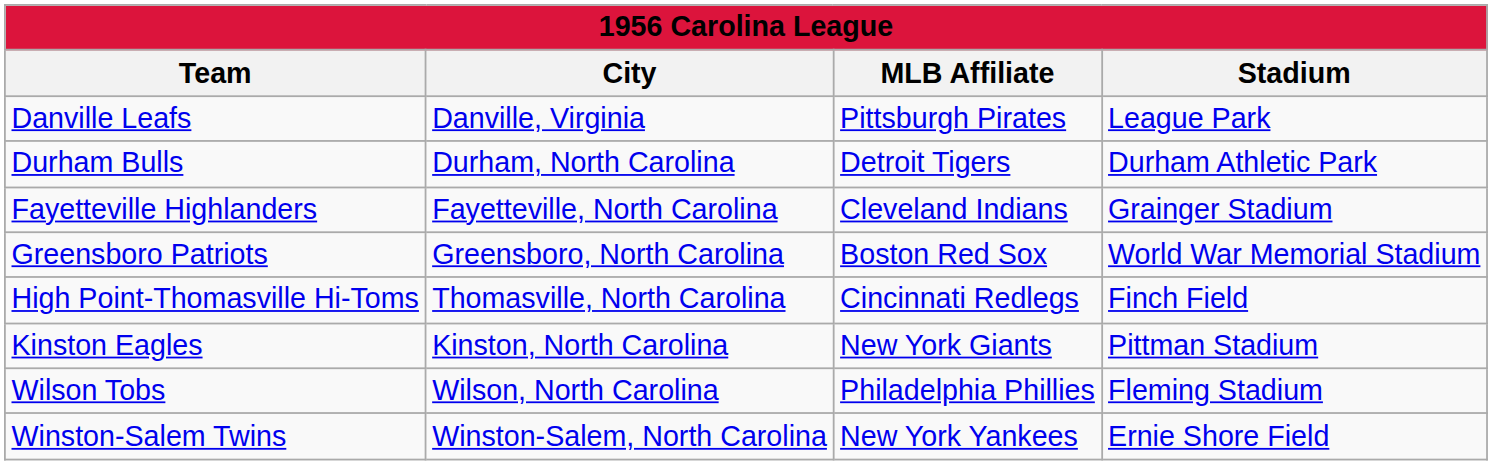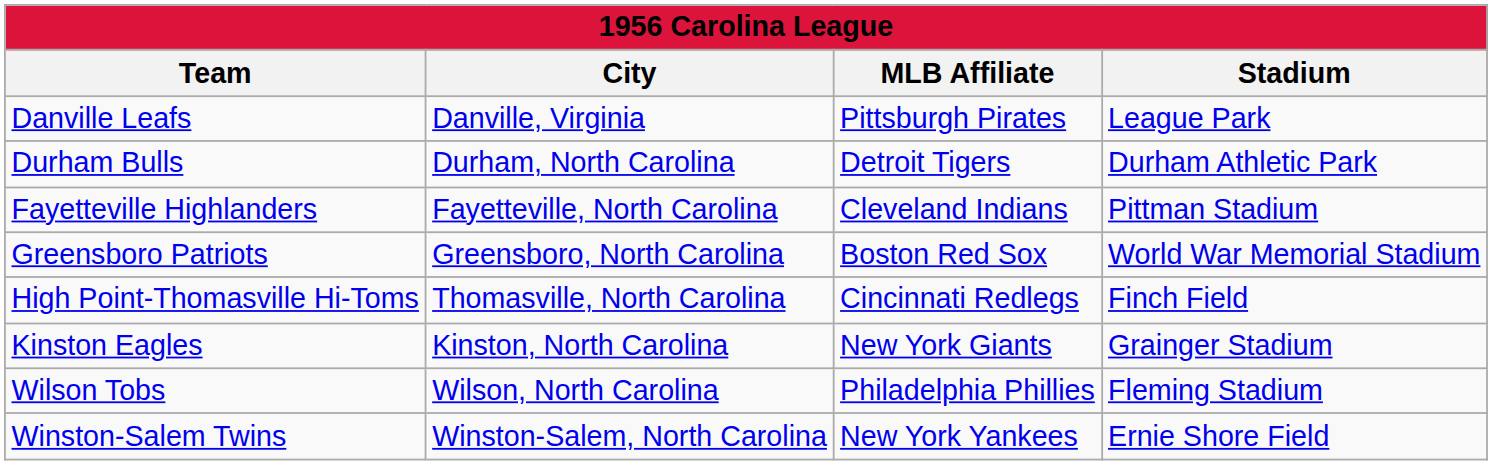(1220, 208) Grainger Stadium -> (1213, 208) Pittman Stadium
(1213, 345) Pittman Stadium -> (1220, 345) Grainger Stadium
